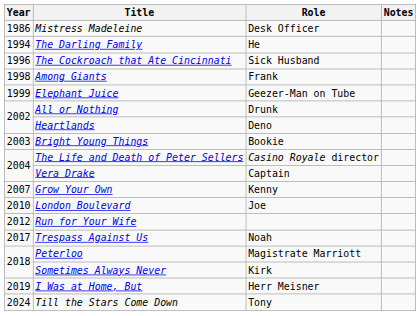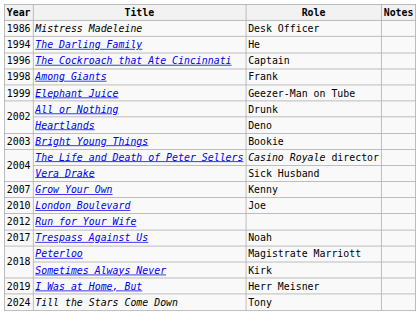(284, 61) Sick Husband -> (269, 61) Captain
(269, 173) Captain -> (284, 173) Sick Husband
